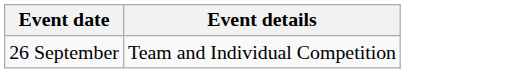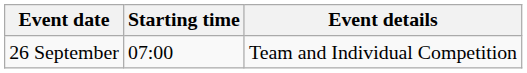+ column: (184, 20)
